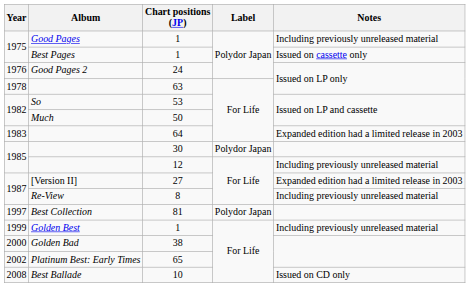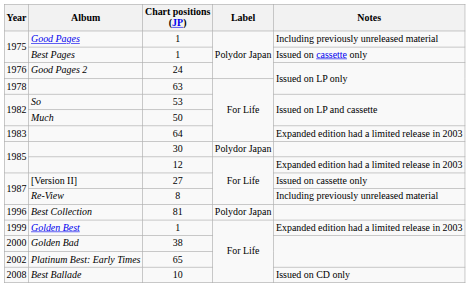(357, 165) Including previously unreleased material -> (369, 165) Expanded edition had a limited release in 2003
(369, 180) Expanded edition had a limited release in 2003 -> (322, 180) Issued on cassette only
(17, 212) 1997 -> (17, 212) 1996
(357, 228) Including previously unreleased material -> (369, 228) Expanded edition had a limited release in 2003
